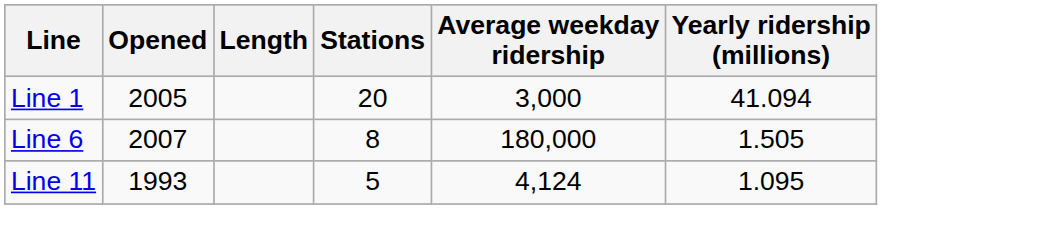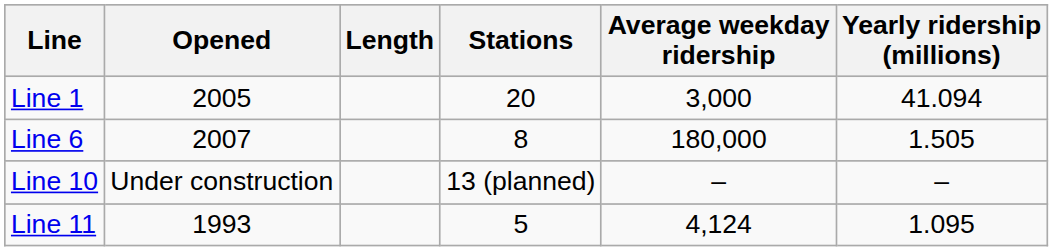+ row: (55, 181)
